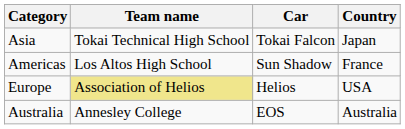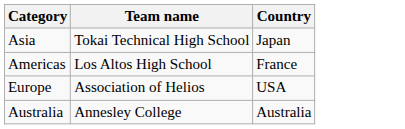- column: (296, 16)
(139, 87) khaki background -> (139, 87) no background
